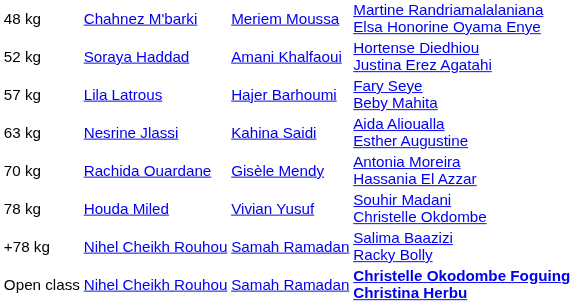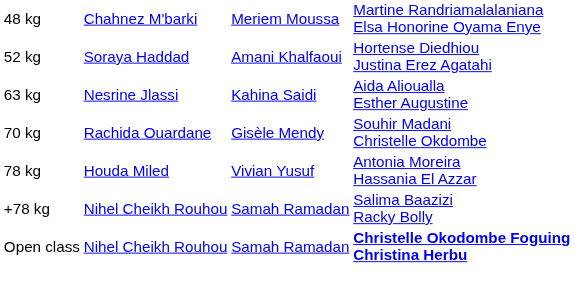- row: (22, 94)
(415, 170) Antonia Moreira Hassania El Azzar -> (420, 132) Souhir Madani Christelle Okdombe
(420, 208) Souhir Madani Christelle Okdombe -> (415, 170) Antonia Moreira Hassania El Azzar
